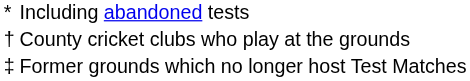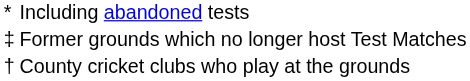rows swapped: (215, 39) <-> (243, 66)
